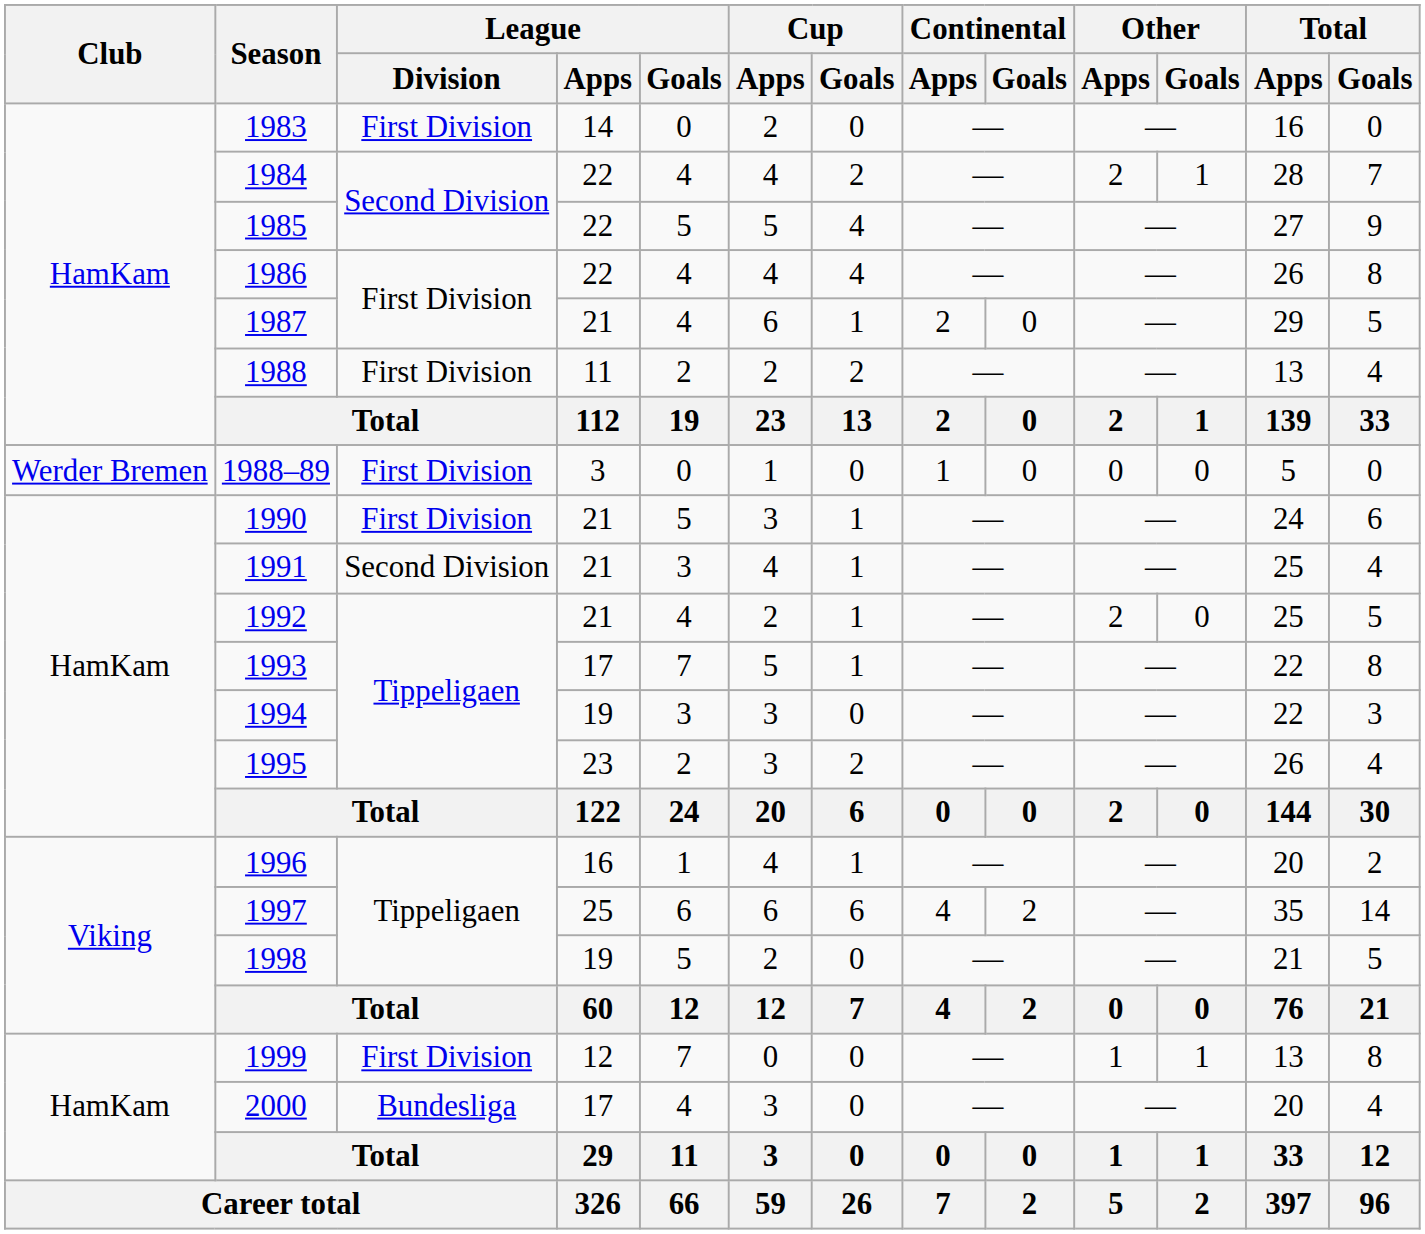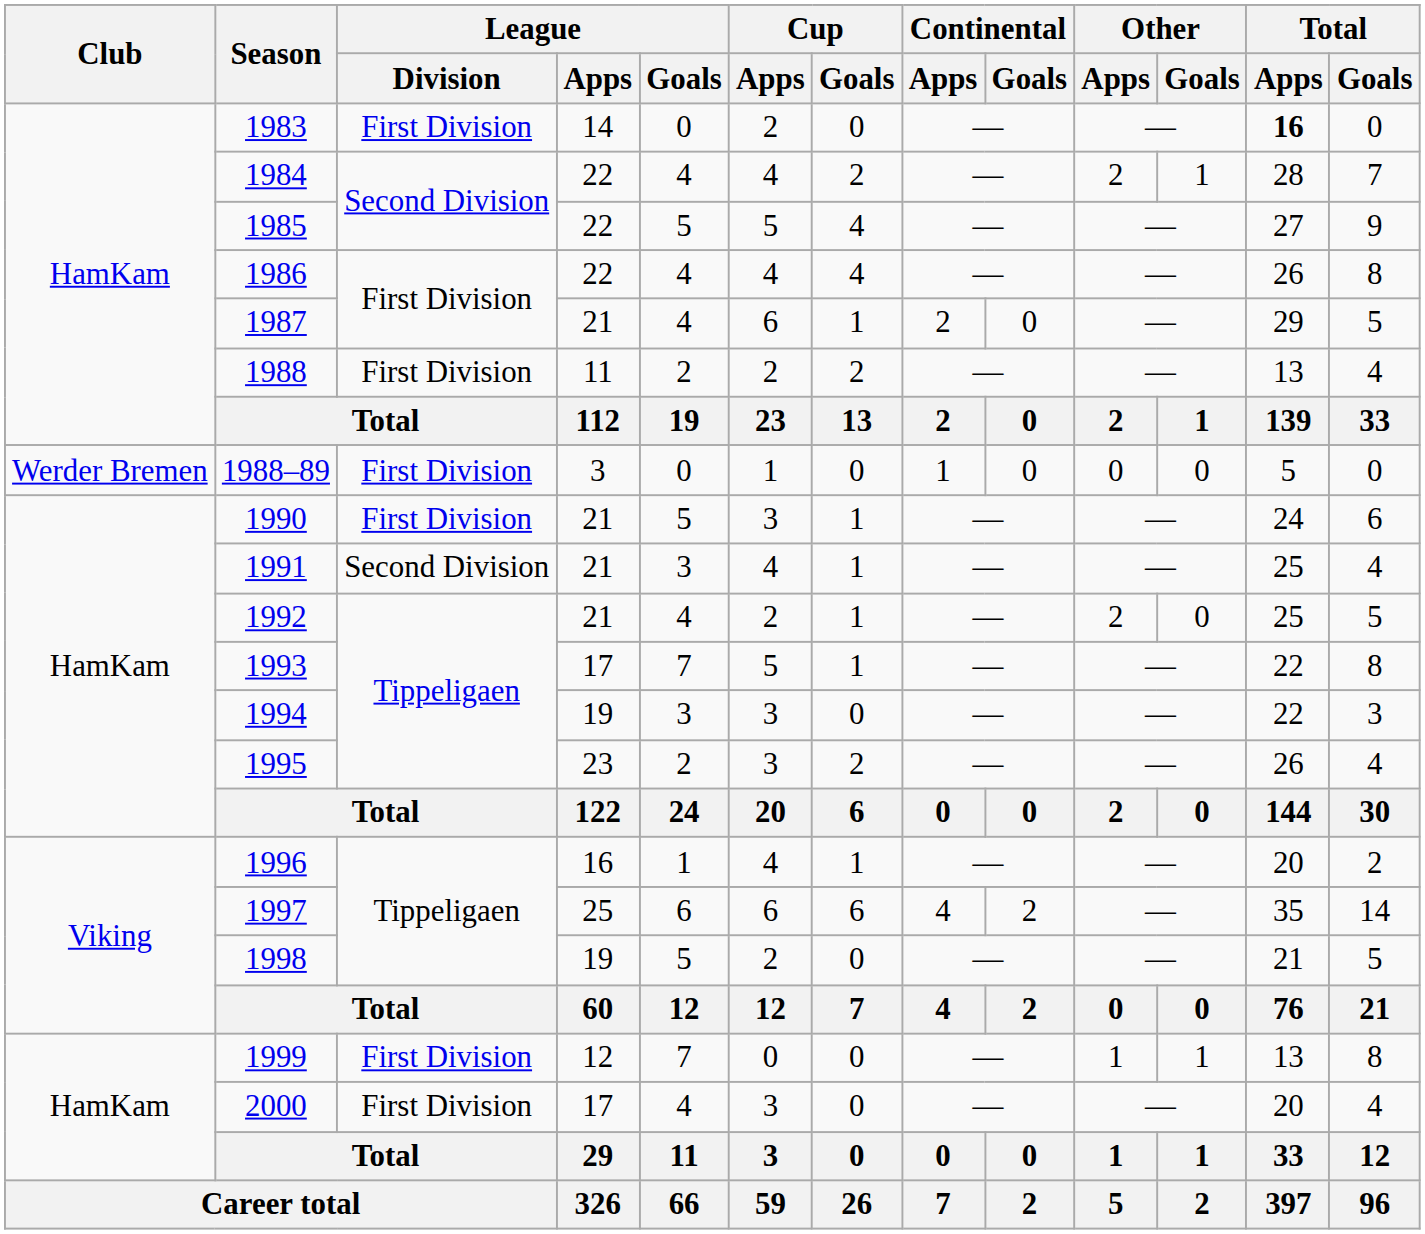(1288, 126) normal -> (1288, 126) bold
(447, 1106) Bundesliga -> (447, 1106) First Division
